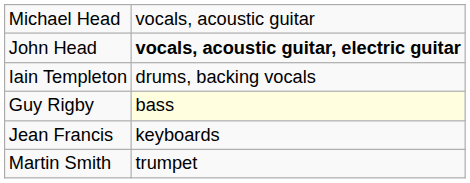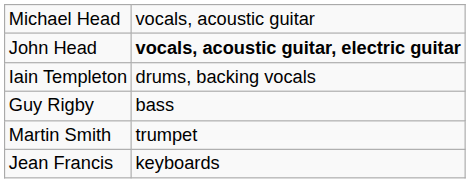(155, 105) lightyellow background -> (155, 105) no background
rows swapped: (61, 134) <-> (60, 163)
